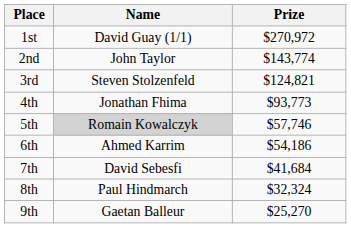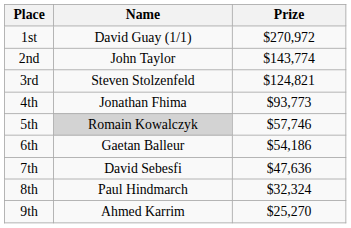(143, 146) Ahmed Karrim -> (143, 146) Gaetan Balleur
(289, 168) $41,684 -> (289, 168) $47,636
(143, 211) Gaetan Balleur -> (143, 211) Ahmed Karrim
